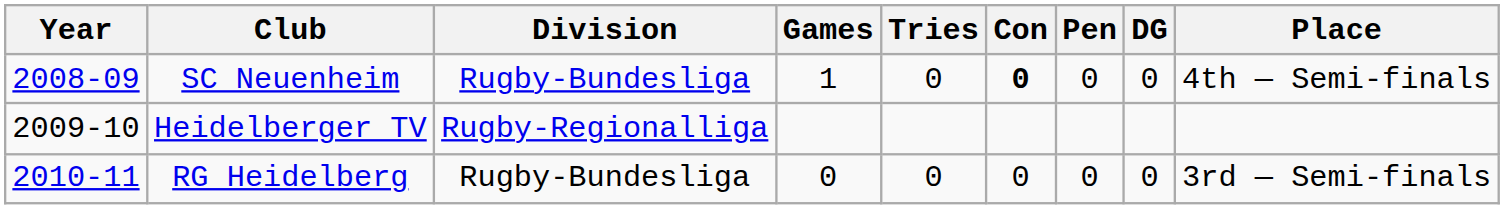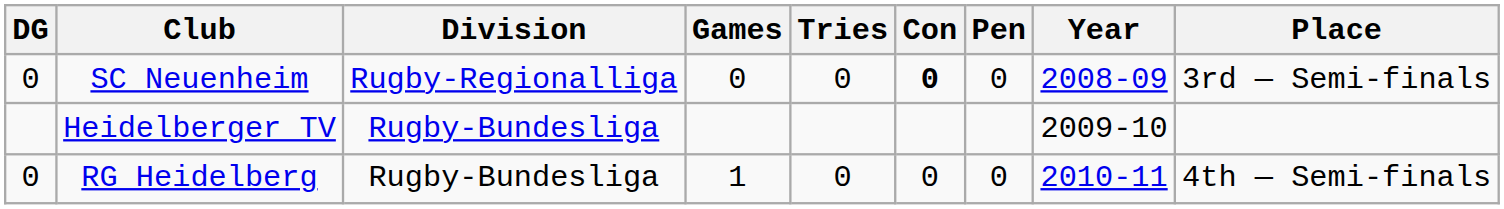columns swapped: (76, 30) <-> (1150, 30)
(605, 79) Rugby-Bundesliga -> (514, 79) Rugby-Regionalliga
(828, 79) 1 -> (737, 79) 0
(1337, 79) 4th — Semi-finals -> (1337, 79) 3rd — Semi-finals
(605, 129) Rugby-Regionalliga -> (514, 129) Rugby-Bundesliga
(828, 178) 0 -> (737, 178) 1
(1337, 178) 3rd — Semi-finals -> (1337, 178) 4th — Semi-finals
